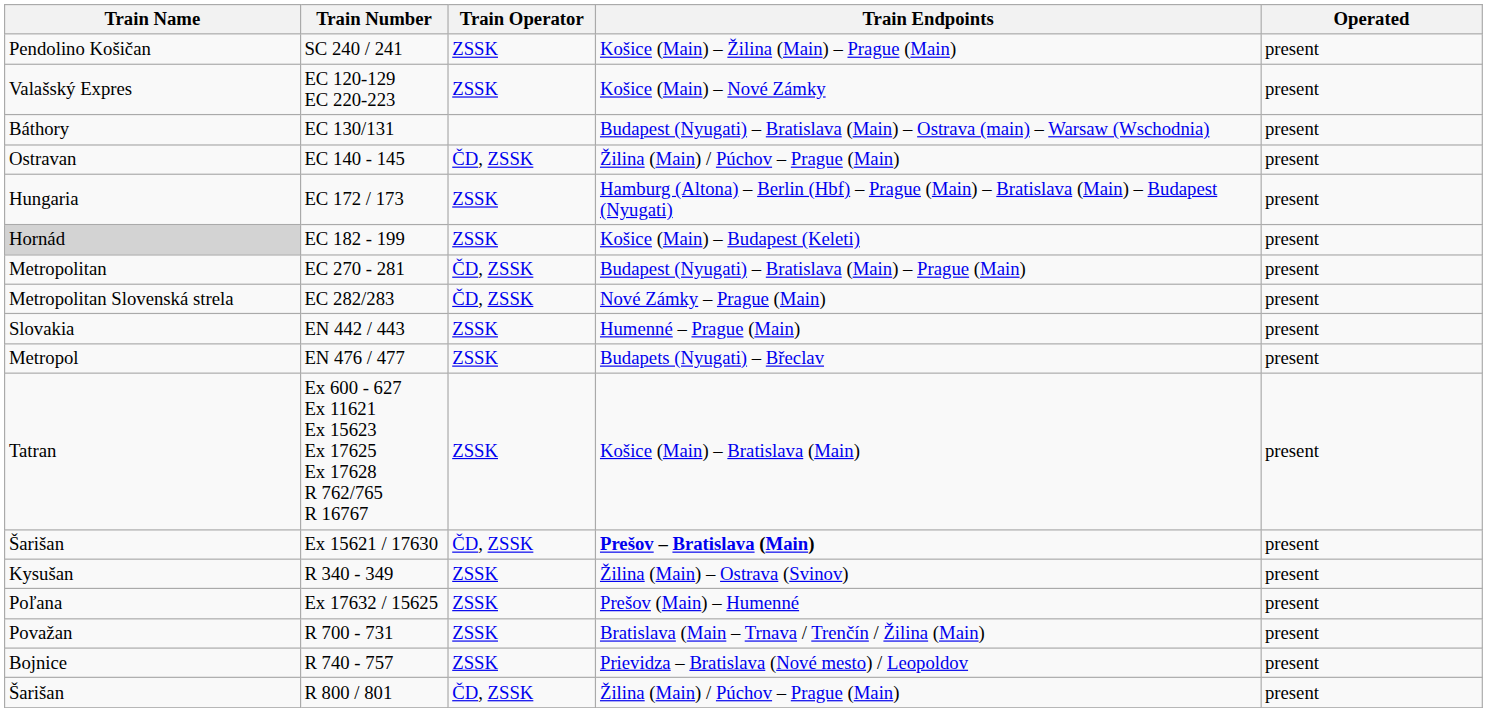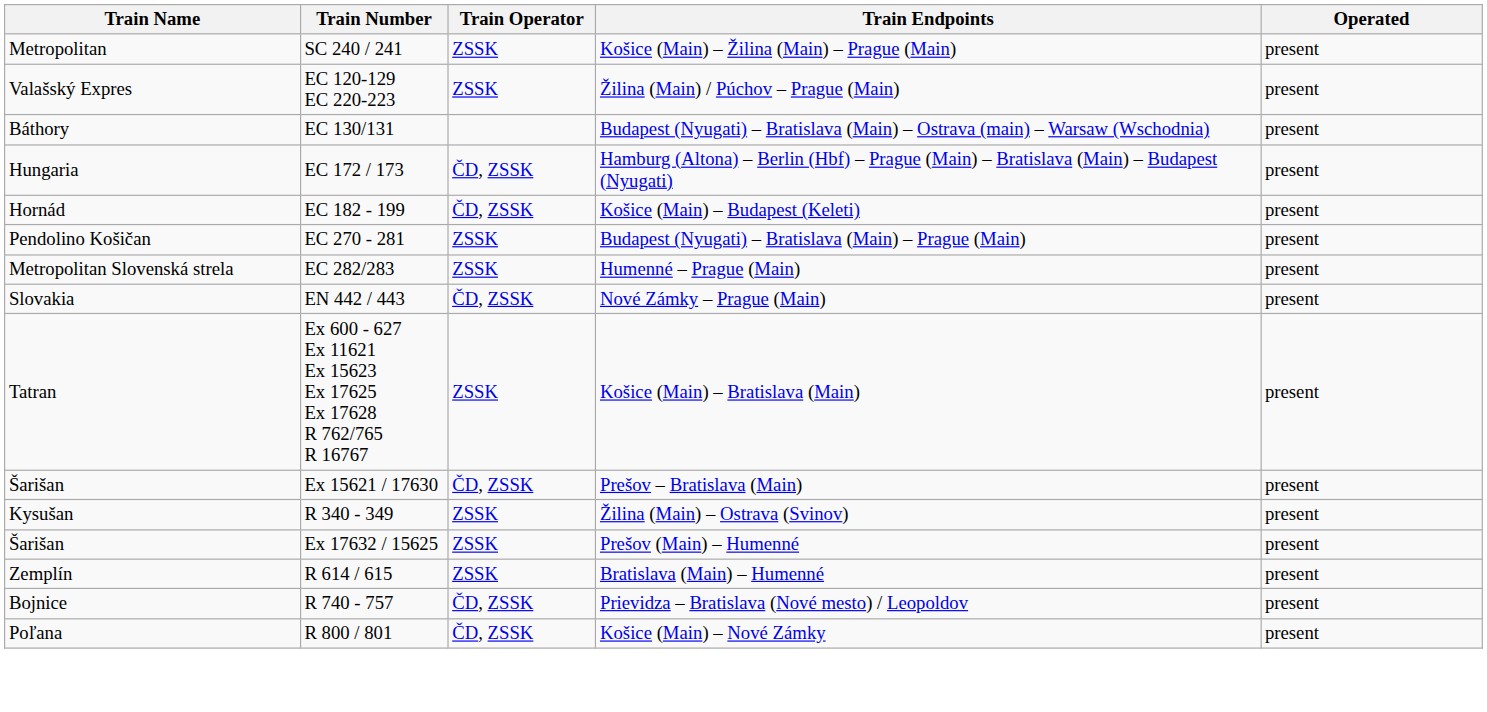(80, 49) Pendolino Košičan -> (58, 49) Metropolitan
(713, 89) Košice (Main) – Nové Zámky -> (750, 89) Žilina (Main) / Púchov – Prague (Main)
- row: (355, 159)
(475, 199) ZSSK -> (493, 169) ČD, ZSSK
(37, 239) lightgrey background -> (37, 209) no background
(475, 239) ZSSK -> (493, 209) ČD, ZSSK
(58, 269) Metropolitan -> (80, 239) Pendolino Košičan
(493, 269) ČD, ZSSK -> (475, 239) ZSSK
(493, 298) ČD, ZSSK -> (475, 269) ZSSK
(713, 298) Nové Zámky – Prague (Main) -> (700, 269) Humenné – Prague (Main)
(475, 328) ZSSK -> (493, 298) ČD, ZSSK
(700, 328) Humenné – Prague (Main) -> (713, 298) Nové Zámky – Prague (Main)
- row: (355, 358)
(707, 544) bold -> (701, 484) normal
(36, 603) Poľana -> (36, 544) Šarišan
+ row: (348, 573)
- row: (349, 633)
(475, 662) ZSSK -> (493, 603) ČD, ZSSK
(36, 692) Šarišan -> (36, 633) Poľana
(750, 692) Žilina (Main) / Púchov – Prague (Main) -> (713, 633) Košice (Main) – Nové Zámky
